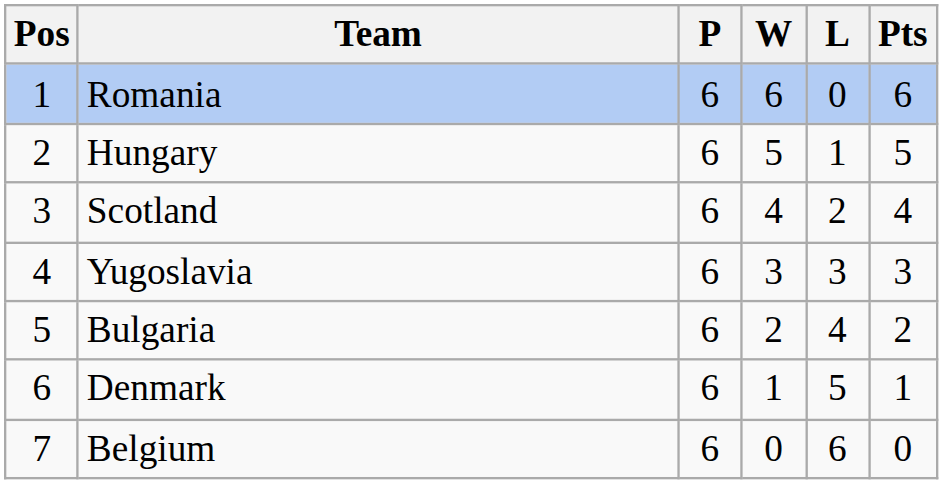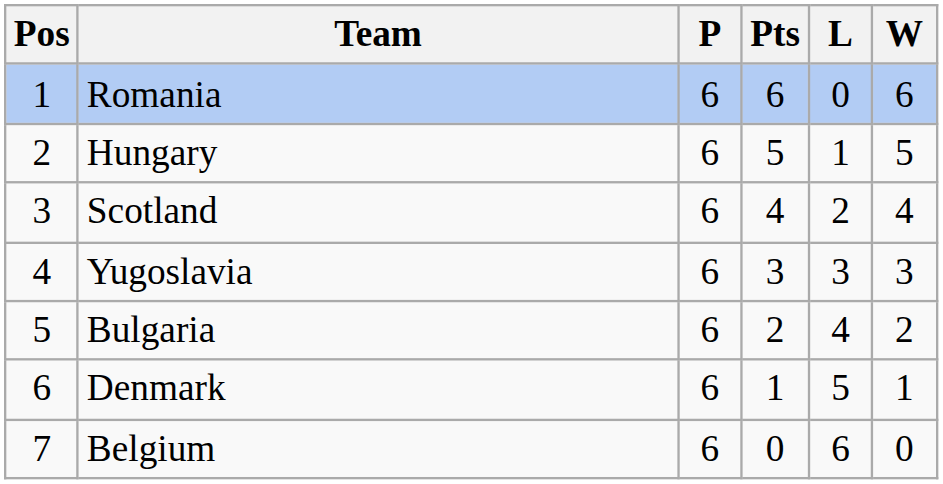columns swapped: (774, 34) <-> (903, 34)
